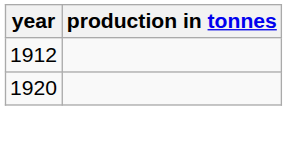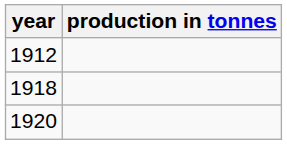+ row: (34, 88)
